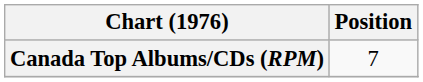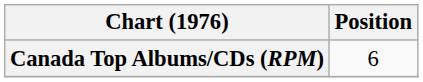(373, 58) 7 -> (373, 58) 6
